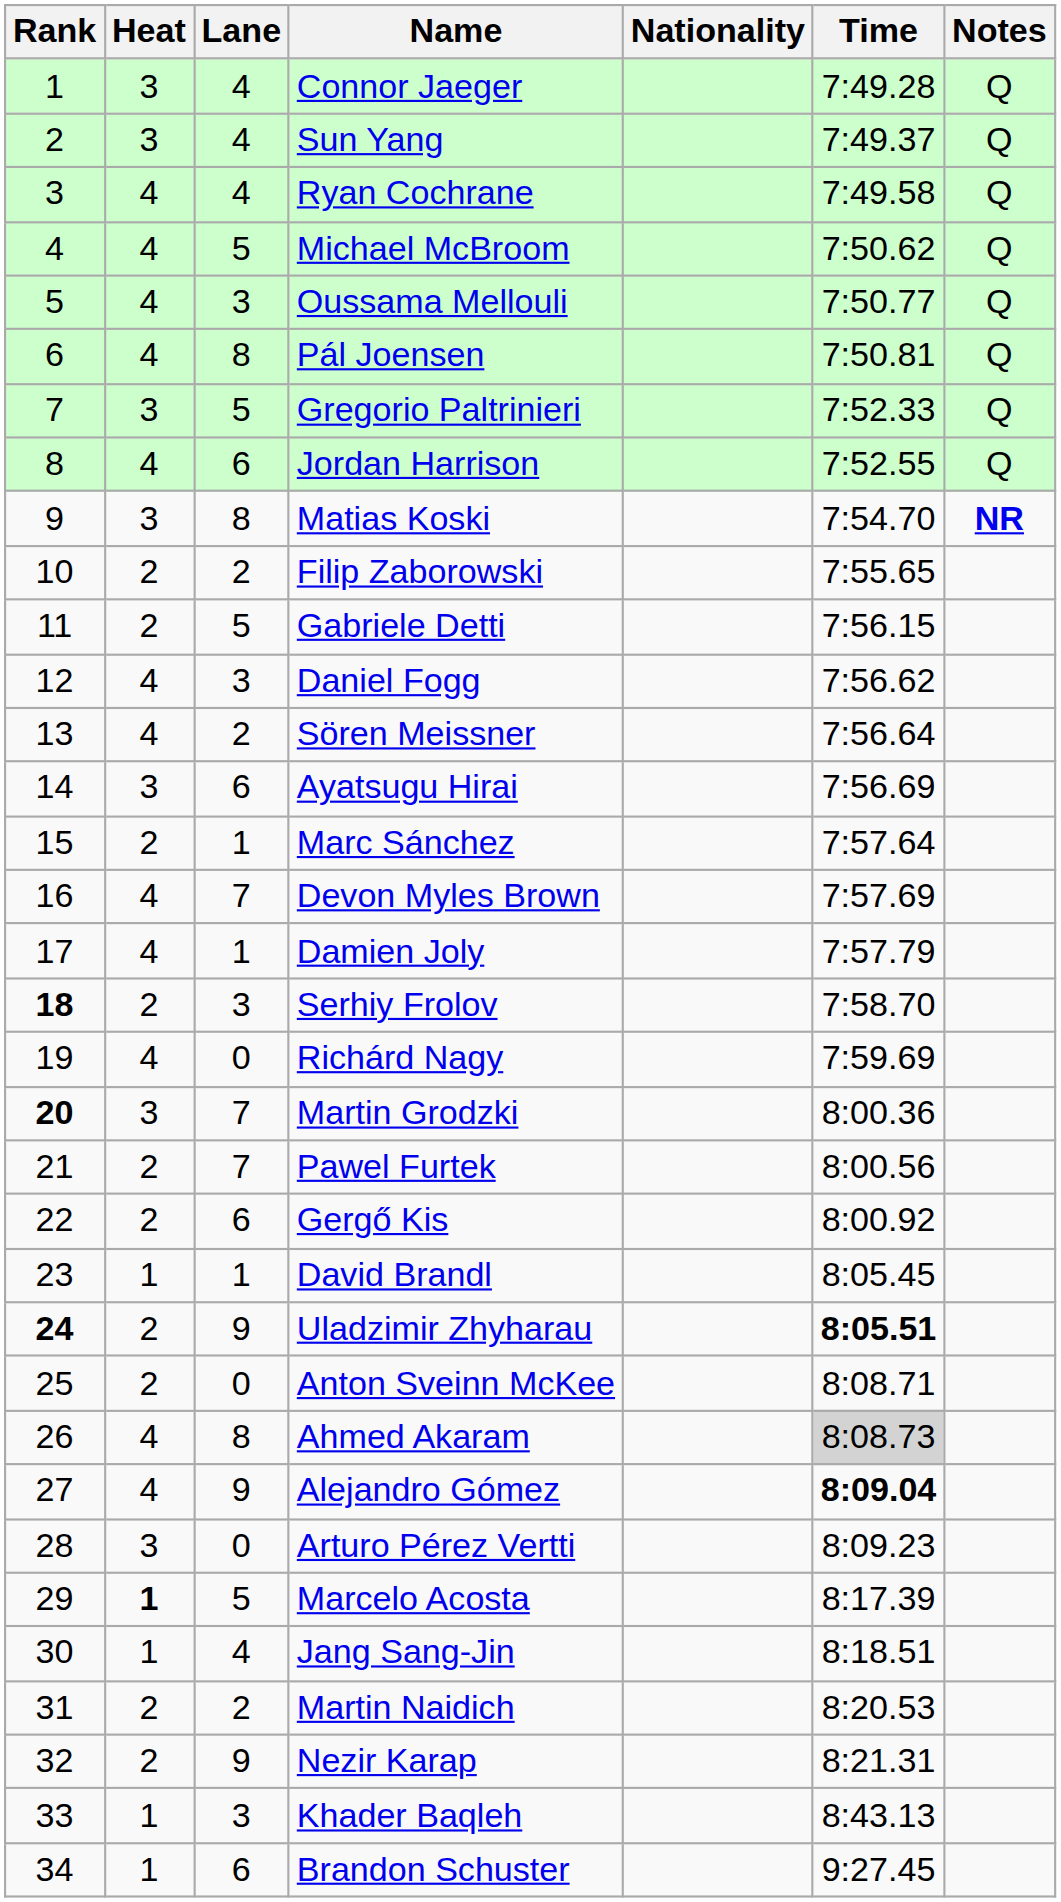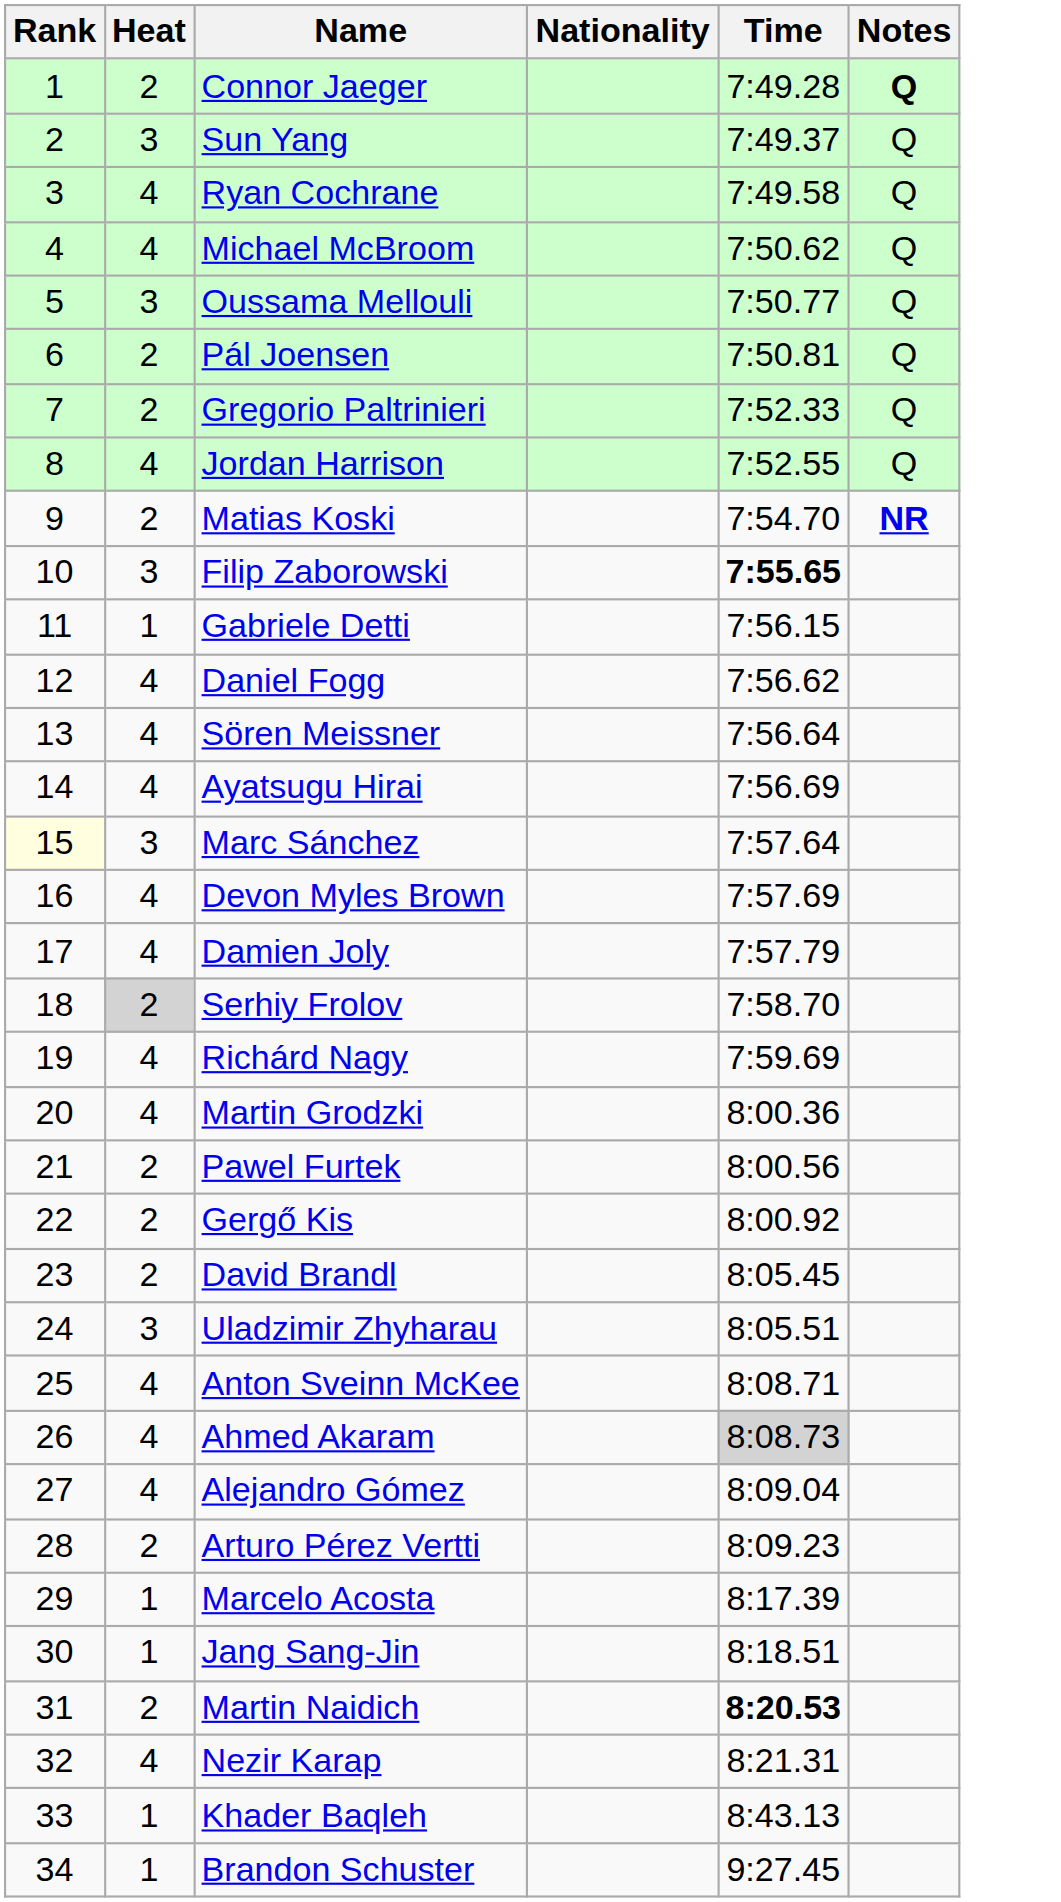- column: (241, 31)
(149, 85) 3 -> (149, 85) 2
(999, 85) normal -> (904, 85) bold
(149, 301) 4 -> (149, 301) 3
(149, 355) 4 -> (149, 355) 2
(149, 409) 3 -> (149, 409) 2
(149, 517) 3 -> (149, 517) 2
(149, 572) 2 -> (149, 572) 3
(879, 572) normal -> (783, 572) bold
(149, 626) 2 -> (149, 626) 1
(149, 788) 3 -> (149, 788) 4
(55, 842) no background -> (55, 842) lightyellow background
(149, 842) 2 -> (149, 842) 3
(55, 1004) bold -> (55, 1004) normal
(149, 1004) no background -> (149, 1004) lightgrey background
(55, 1112) bold -> (55, 1112) normal
(149, 1112) 3 -> (149, 1112) 4
(149, 1274) 1 -> (149, 1274) 2
(55, 1328) bold -> (55, 1328) normal
(149, 1328) 2 -> (149, 1328) 3
(879, 1328) bold -> (783, 1328) normal
(149, 1382) 2 -> (149, 1382) 4
(879, 1490) bold -> (783, 1490) normal
(149, 1544) 3 -> (149, 1544) 2
(149, 1598) bold -> (149, 1598) normal
(879, 1707) normal -> (783, 1707) bold
(149, 1761) 2 -> (149, 1761) 4
